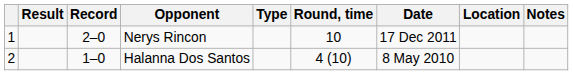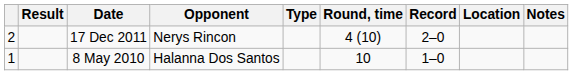columns swapped: (94, 15) <-> (418, 15)
(11, 37) 1 -> (11, 37) 2
(333, 37) 10 -> (363, 37) 4 (10)
(11, 59) 2 -> (11, 59) 1
(333, 59) 4 (10) -> (363, 59) 10
